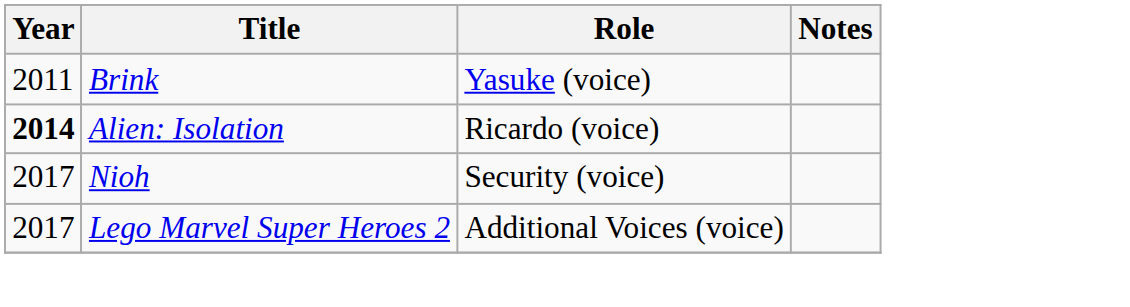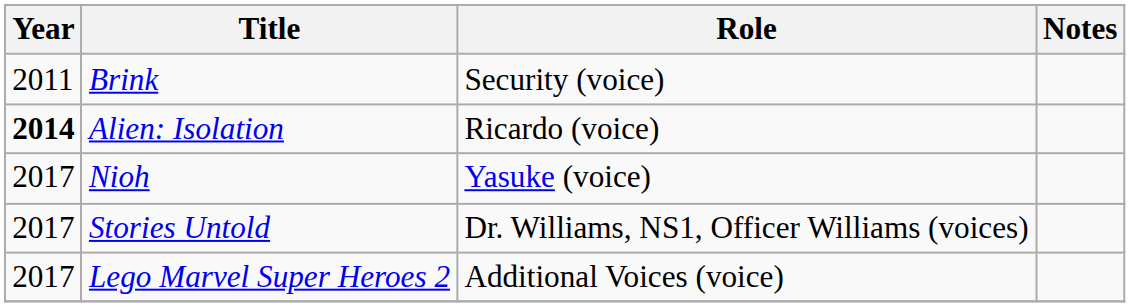(558, 78) Yasuke (voice) -> (564, 78) Security (voice)
(564, 177) Security (voice) -> (558, 177) Yasuke (voice)
+ row: (180, 227)
